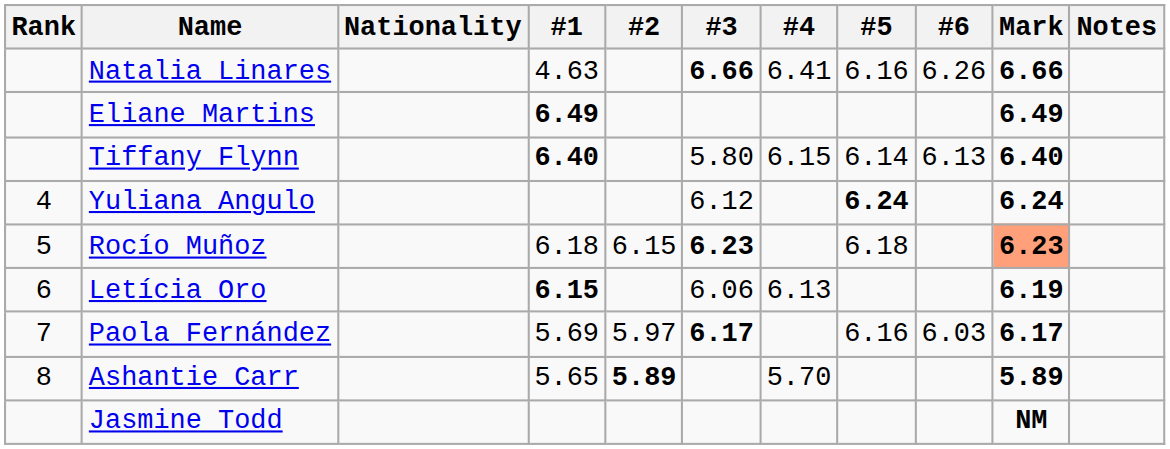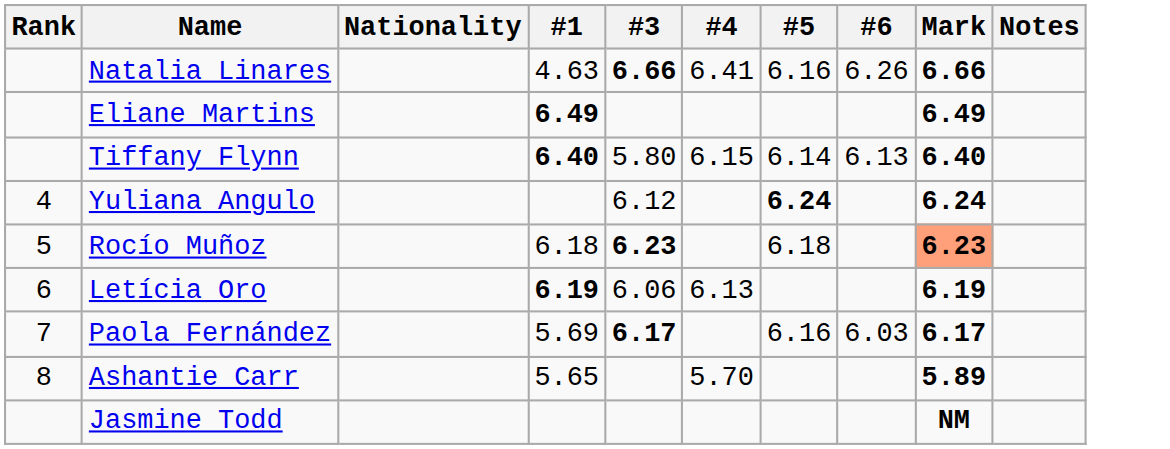- column: (644, 27)
(567, 290) 6.15 -> (567, 290) 6.19
